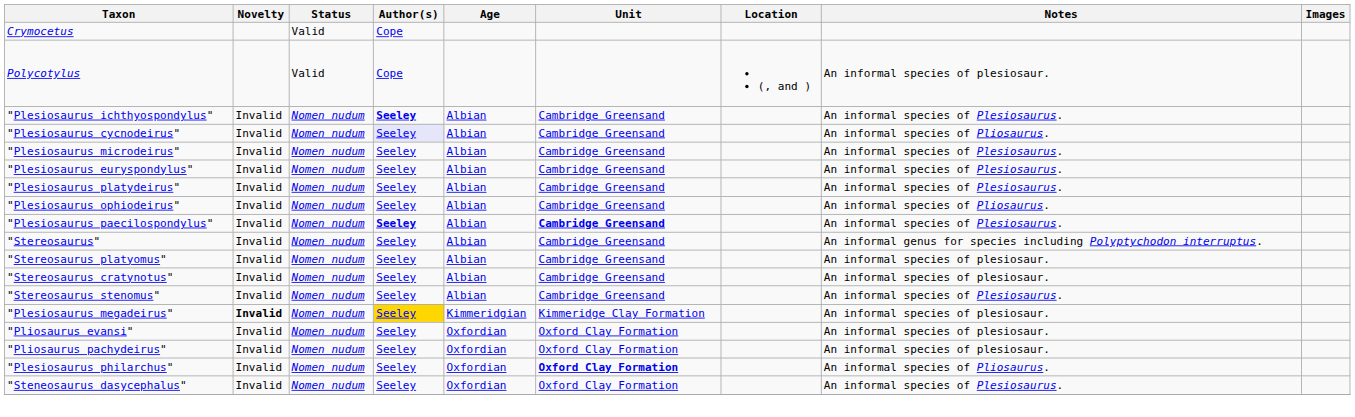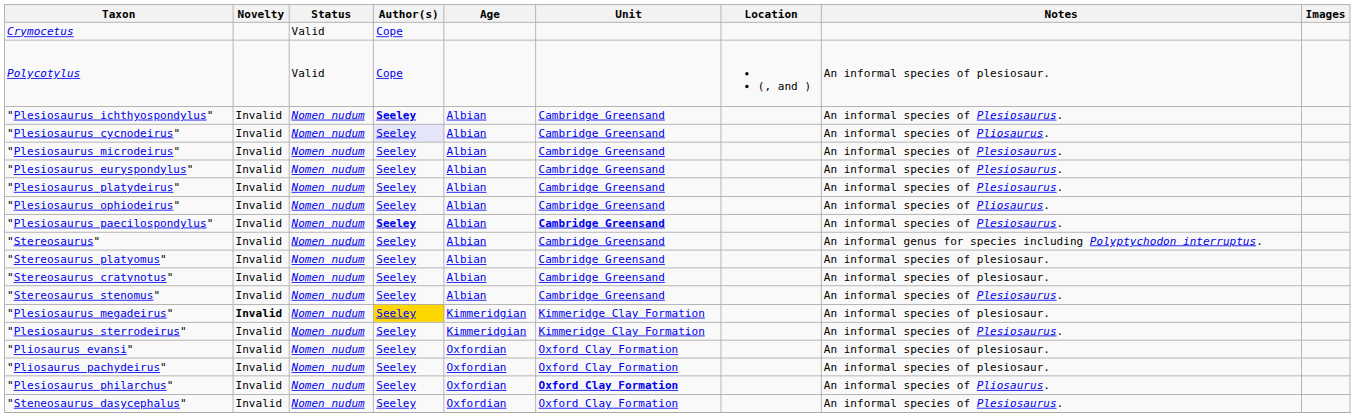+ row: (97, 331)
